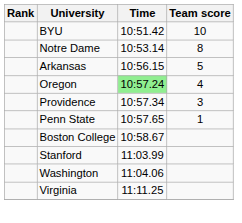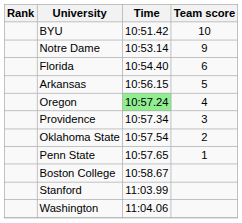(200, 48) 8 -> (204, 48) 9
+ row: (57, 66)
+ row: (80, 137)
- row: (58, 191)
